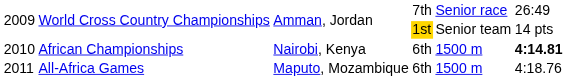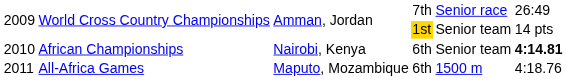(459, 49) 1500 m -> (473, 49) Senior team
